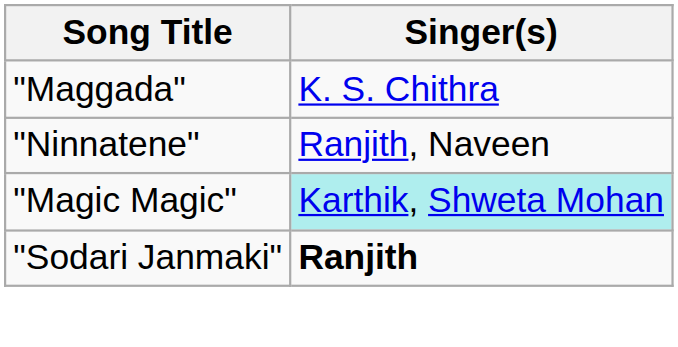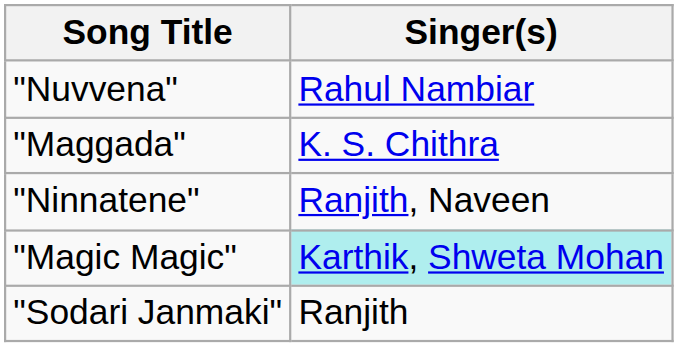+ row: (96, 88)
(358, 256) bold -> (353, 312) normal
